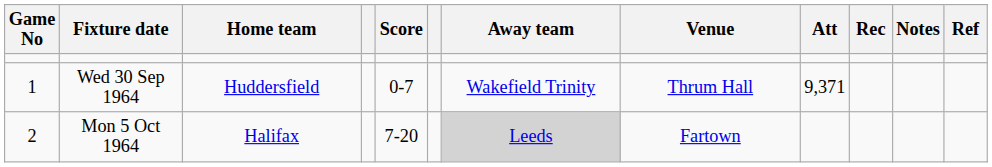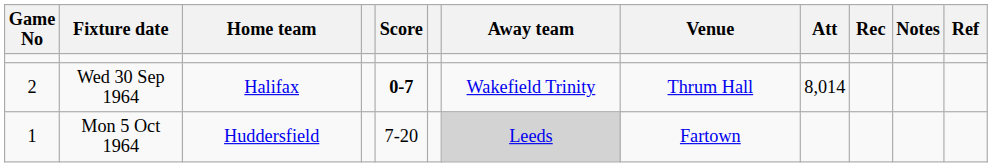(32, 87) 1 -> (32, 87) 2
(272, 87) Huddersfield -> (272, 87) Halifax
(401, 87) normal -> (401, 87) bold
(825, 87) 9,371 -> (825, 87) 8,014
(32, 136) 2 -> (32, 136) 1
(272, 136) Halifax -> (272, 136) Huddersfield
